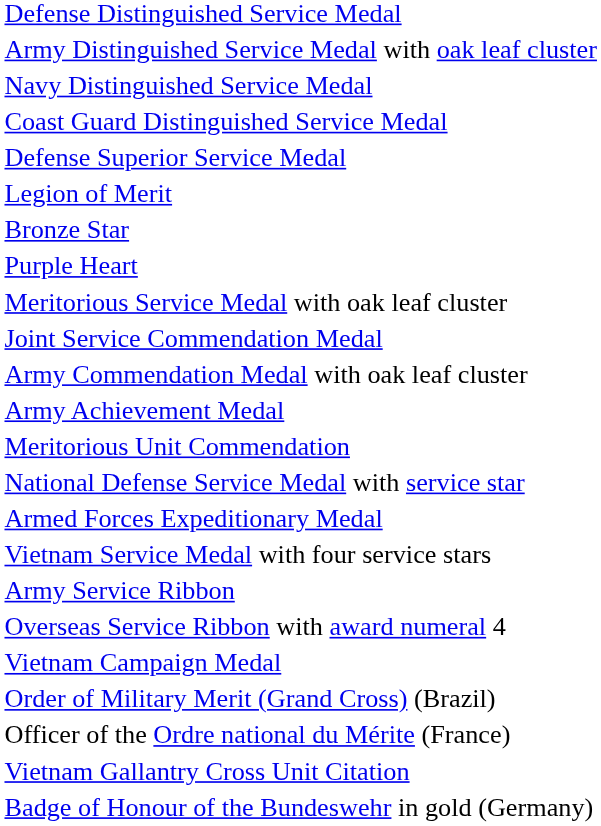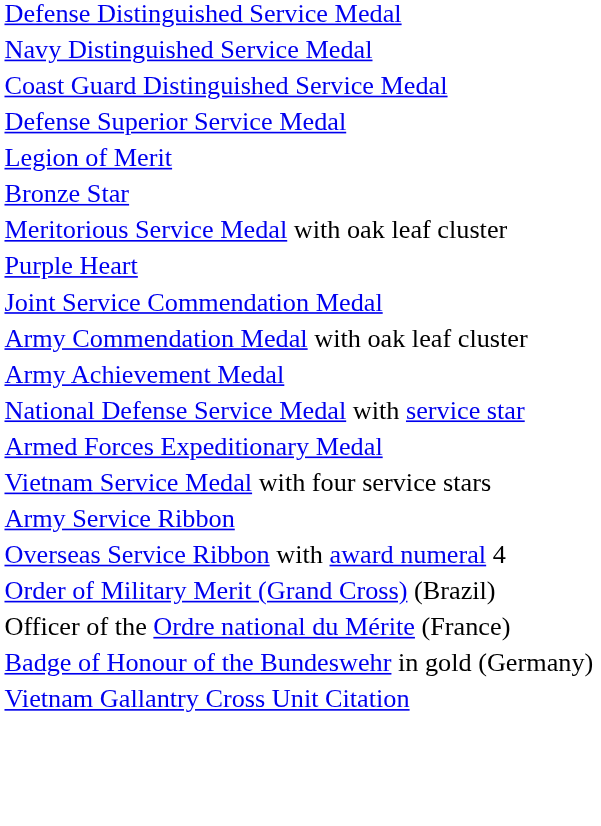- row: (301, 49)
rows swapped: (71, 265) <-> (256, 302)
- row: (177, 446)
- row: (143, 662)
rows swapped: (299, 807) <-> (207, 771)
